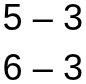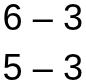rows swapped: (43, 68) <-> (43, 18)
